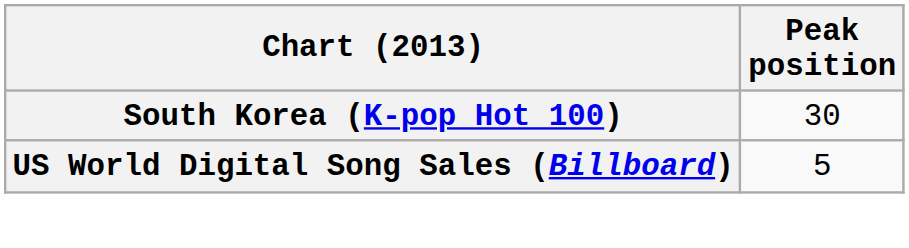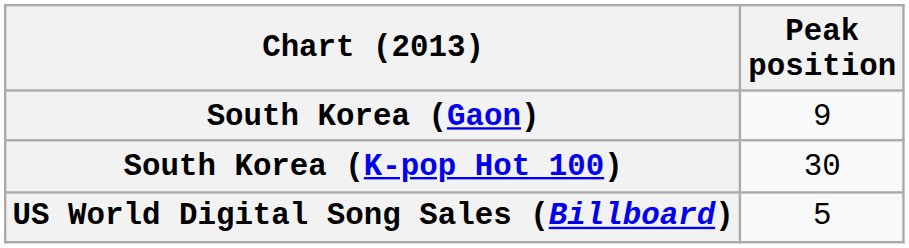+ row: (373, 116)
